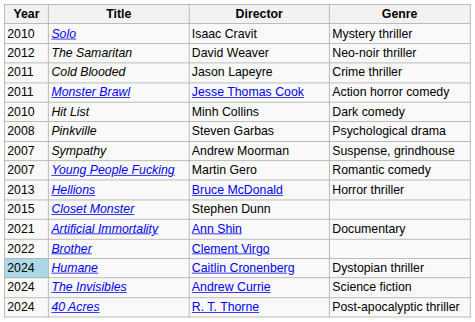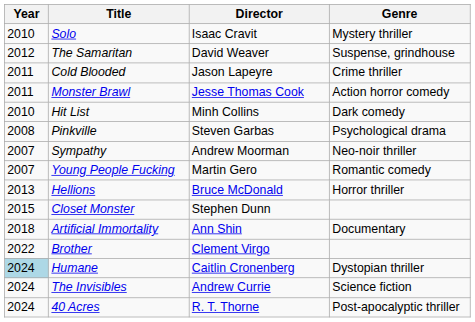(374, 53) Neo-noir thriller -> (394, 53) Suspense, grindhouse
(394, 151) Suspense, grindhouse -> (374, 151) Neo-noir thriller
(21, 229) 2021 -> (21, 229) 2018
